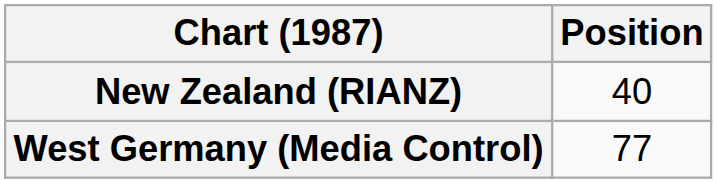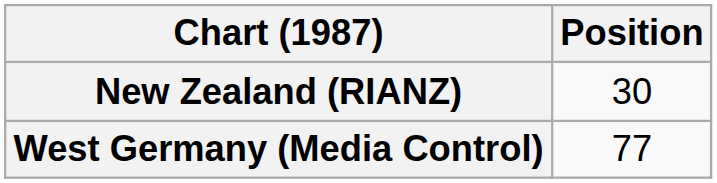(632, 90) 40 -> (632, 90) 30
